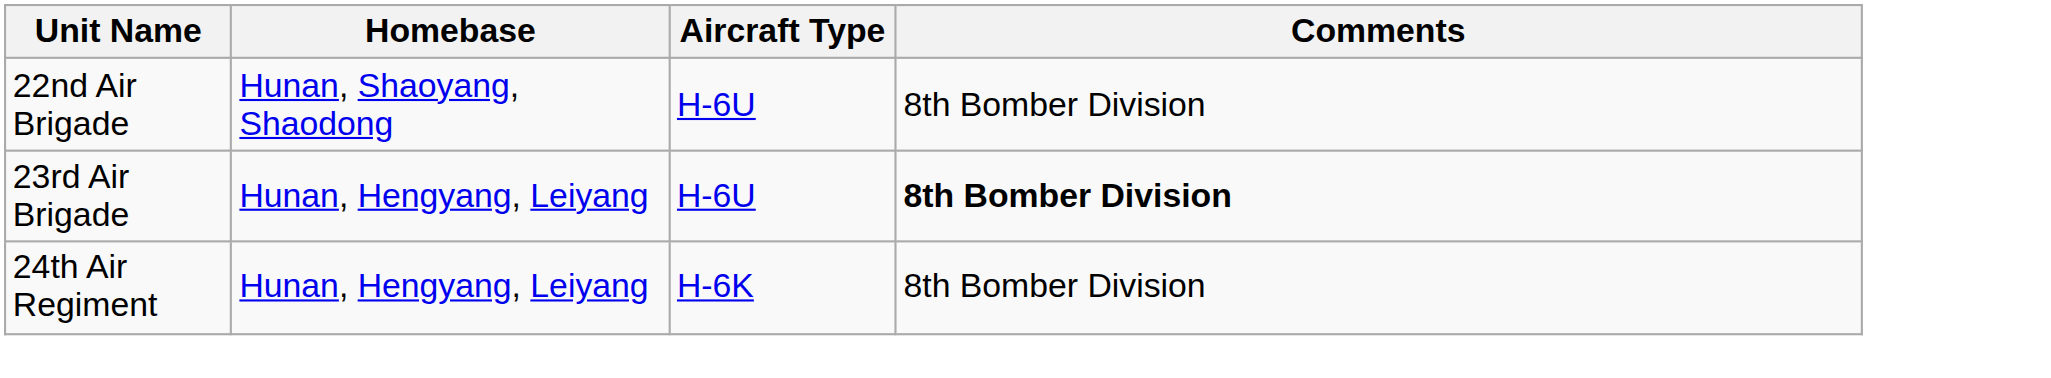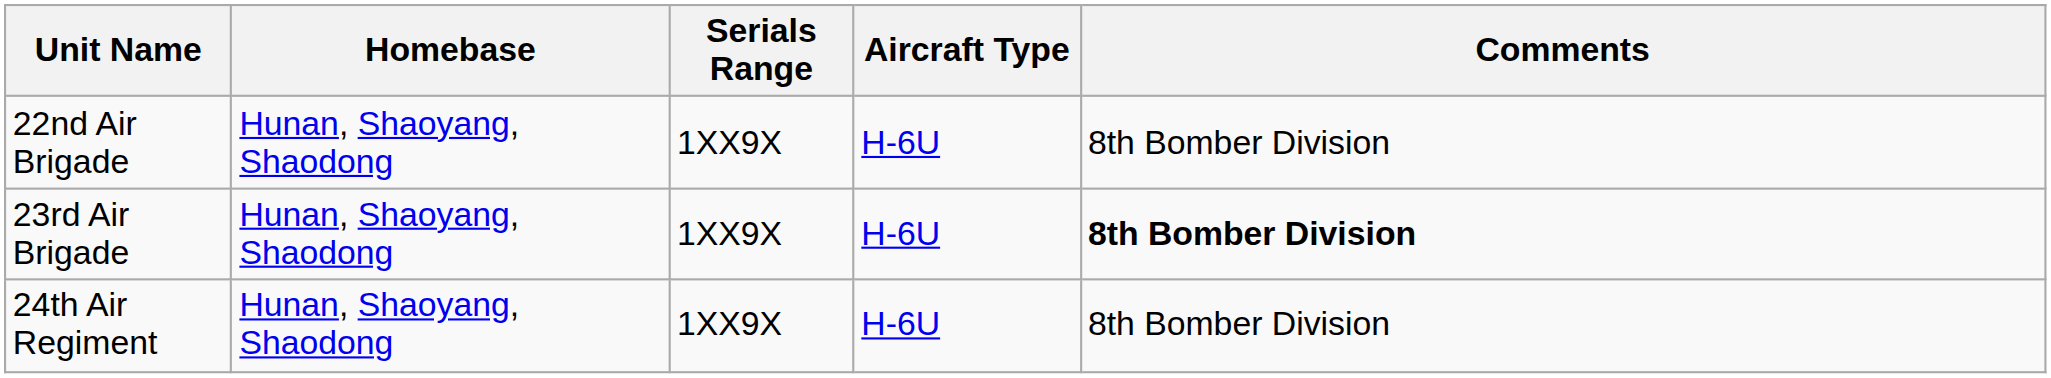+ column: (761, 50)
(444, 195) Hunan, Hengyang, Leiyang -> (379, 233) Hunan, Shaoyang, Shaodong
(444, 286) Hunan, Hengyang, Leiyang -> (379, 324) Hunan, Shaoyang, Shaodong
(715, 286) H-6K -> (901, 324) H-6U
